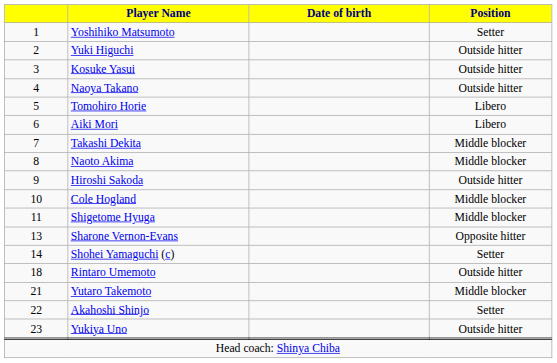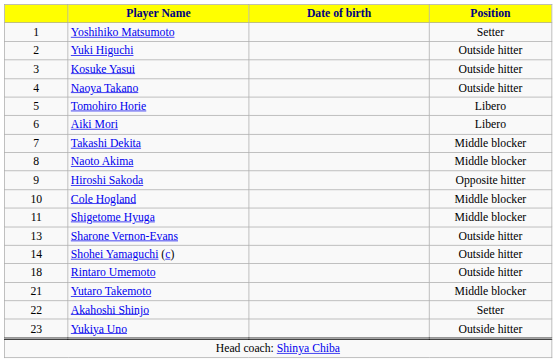(490, 180) Outside hitter -> (490, 180) Opposite hitter
(490, 236) Opposite hitter -> (490, 236) Outside hitter
(490, 254) Setter -> (490, 254) Outside hitter
